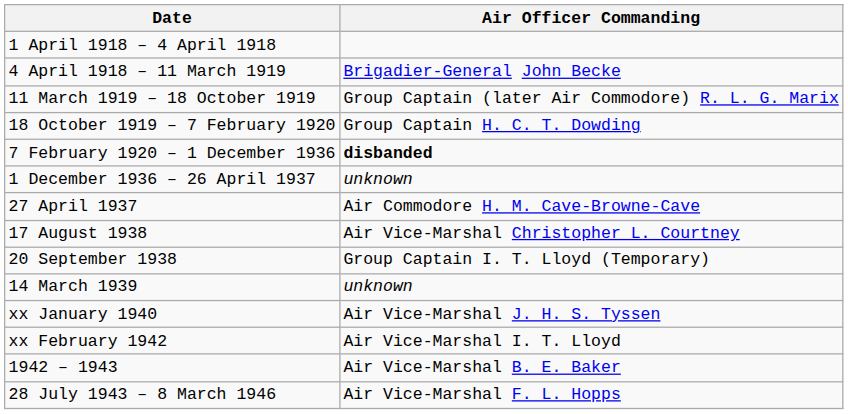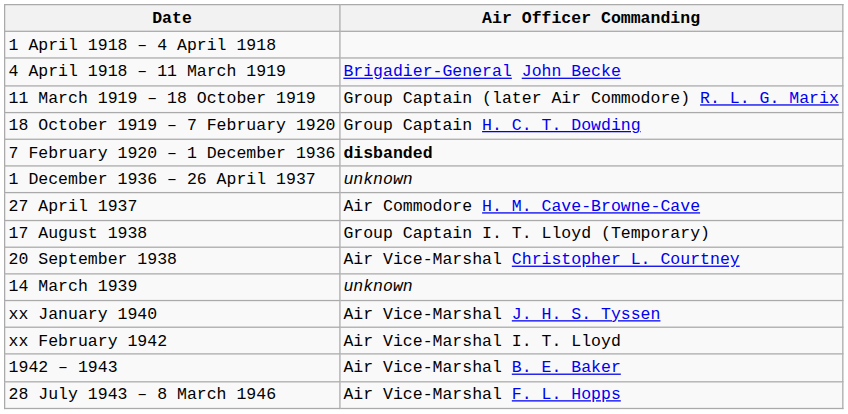(542, 233) Air Vice-Marshal Christopher L. Courtney -> (527, 233) Group Captain I. T. Lloyd (Temporary)
(527, 260) Group Captain I. T. Lloyd (Temporary) -> (542, 260) Air Vice-Marshal Christopher L. Courtney
